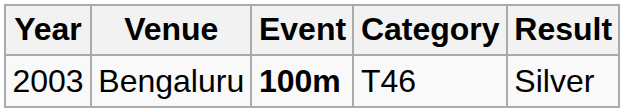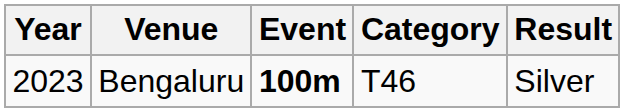(48, 80) 2003 -> (48, 80) 2023
